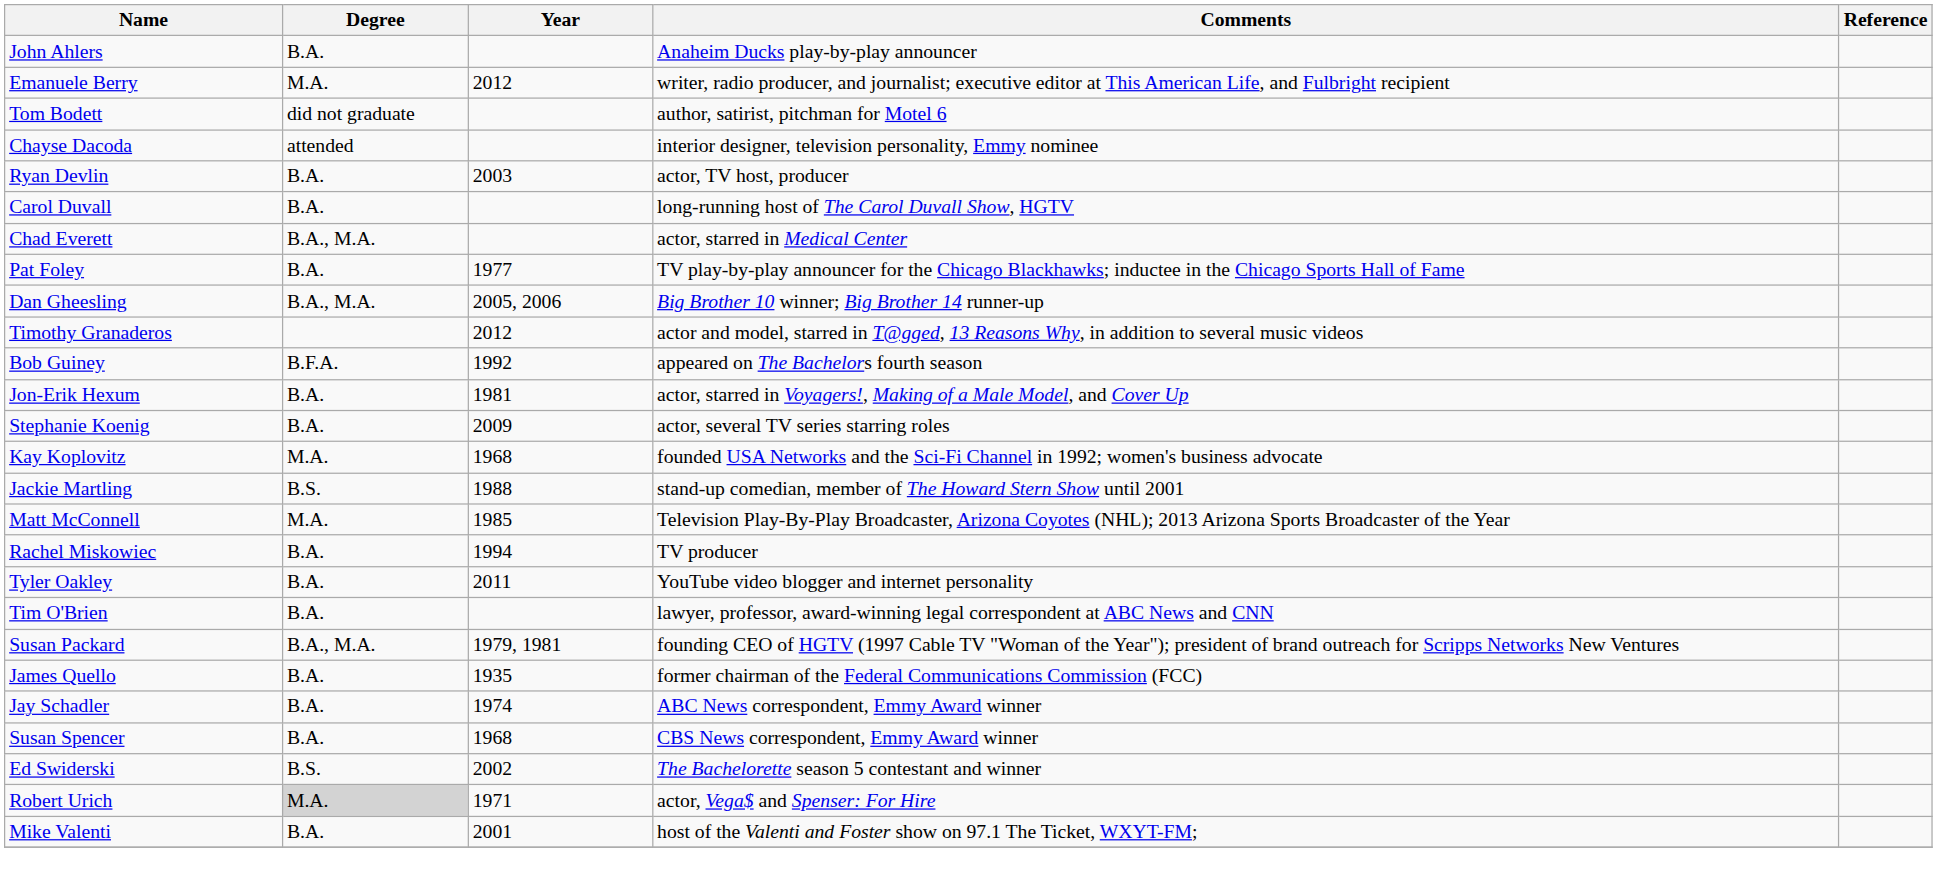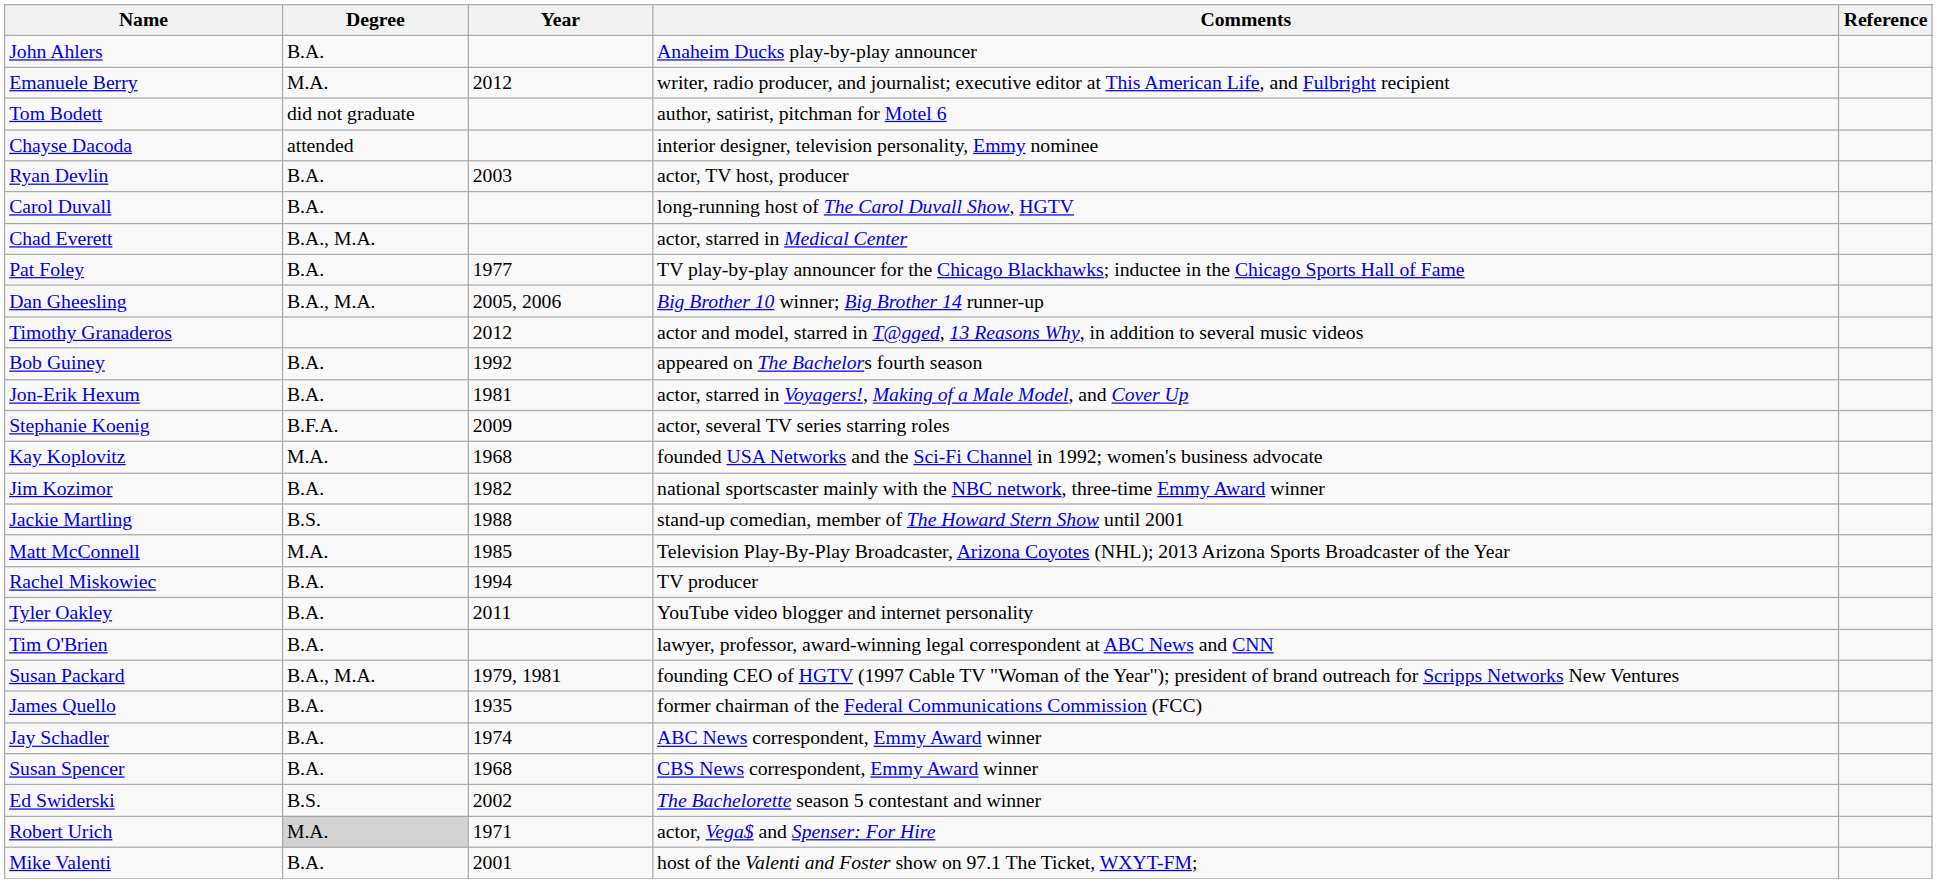(313, 363) B.F.A. -> (306, 363) B.A.
(306, 425) B.A. -> (313, 425) B.F.A.
+ row: (61, 488)
